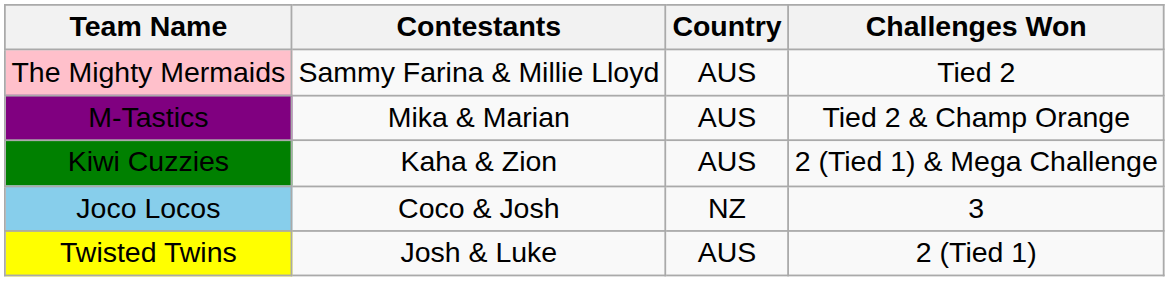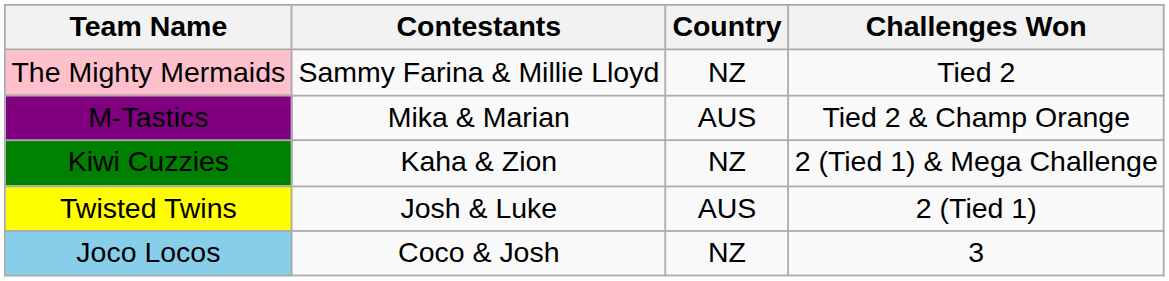(727, 72) AUS -> (727, 72) NZ
(727, 162) AUS -> (727, 162) NZ
rows swapped: (148, 207) <-> (148, 252)
